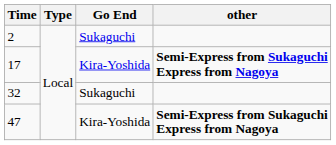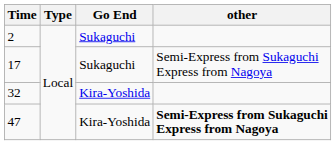(115, 64) Kira-Yoshida -> (107, 64) Sukaguchi
(242, 64) bold -> (237, 64) normal
(107, 93) Sukaguchi -> (115, 93) Kira-Yoshida
